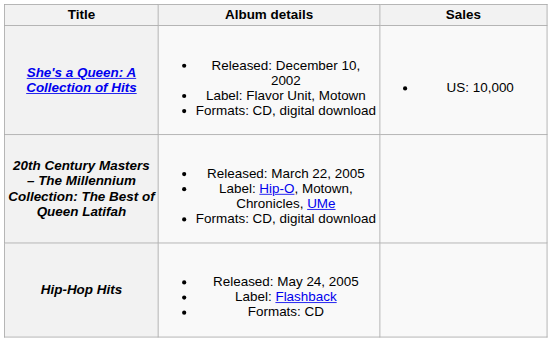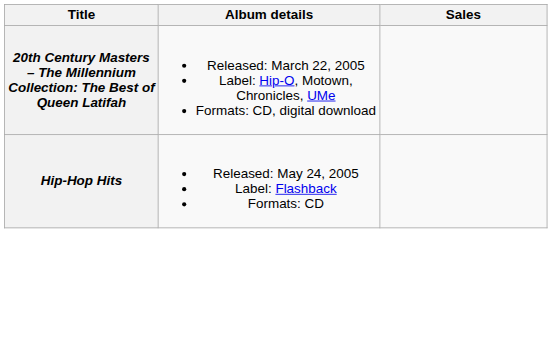- row: (81, 80)
